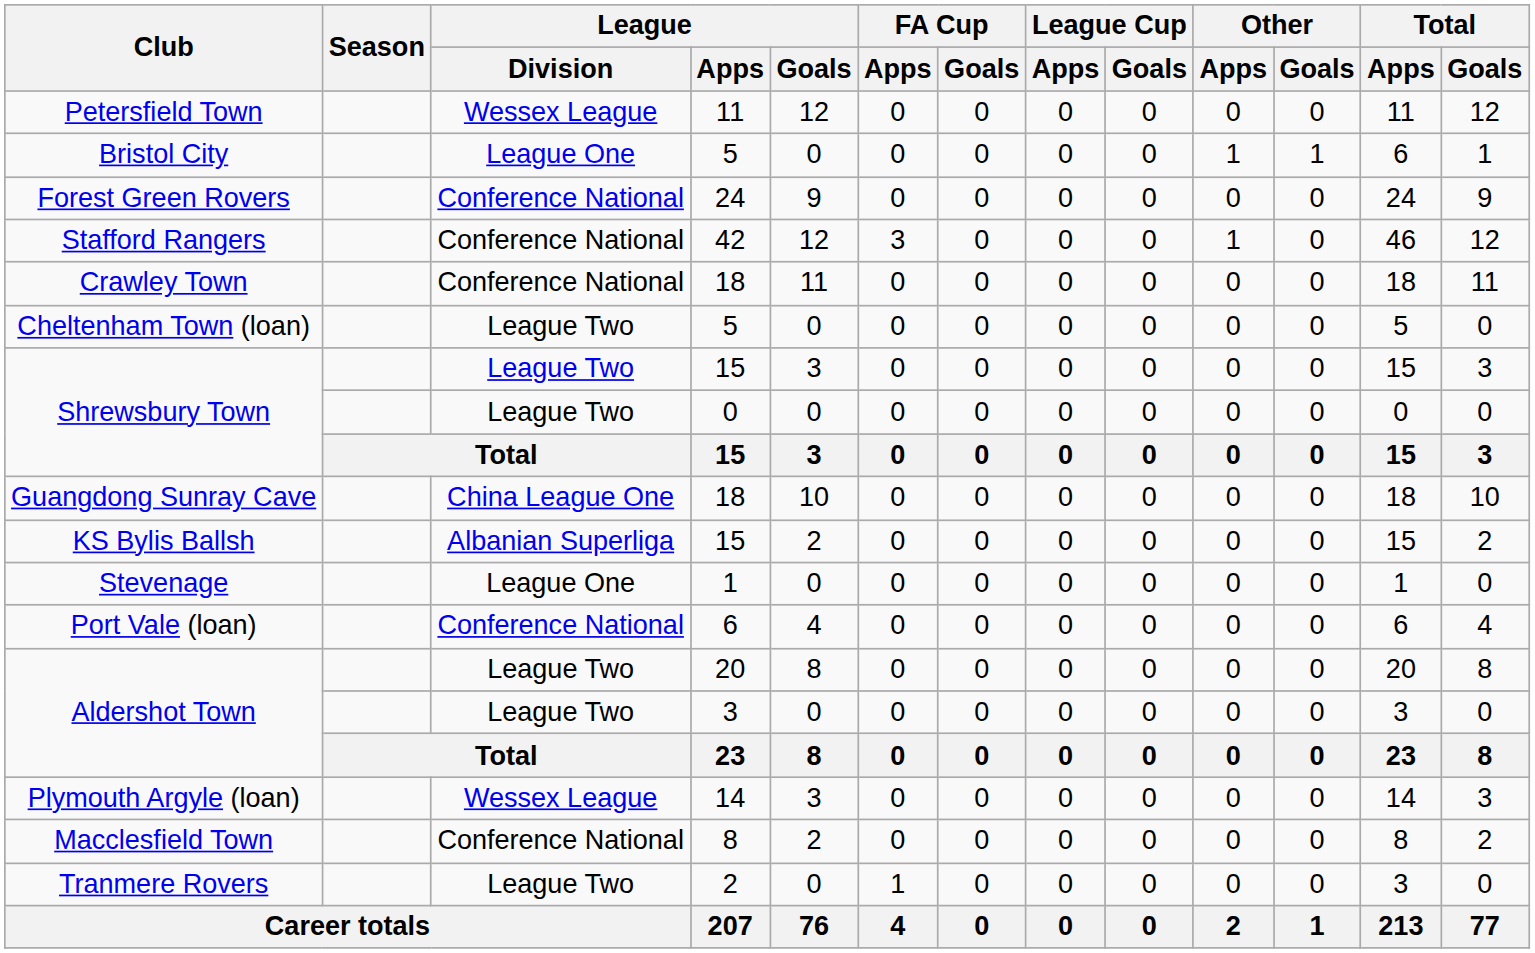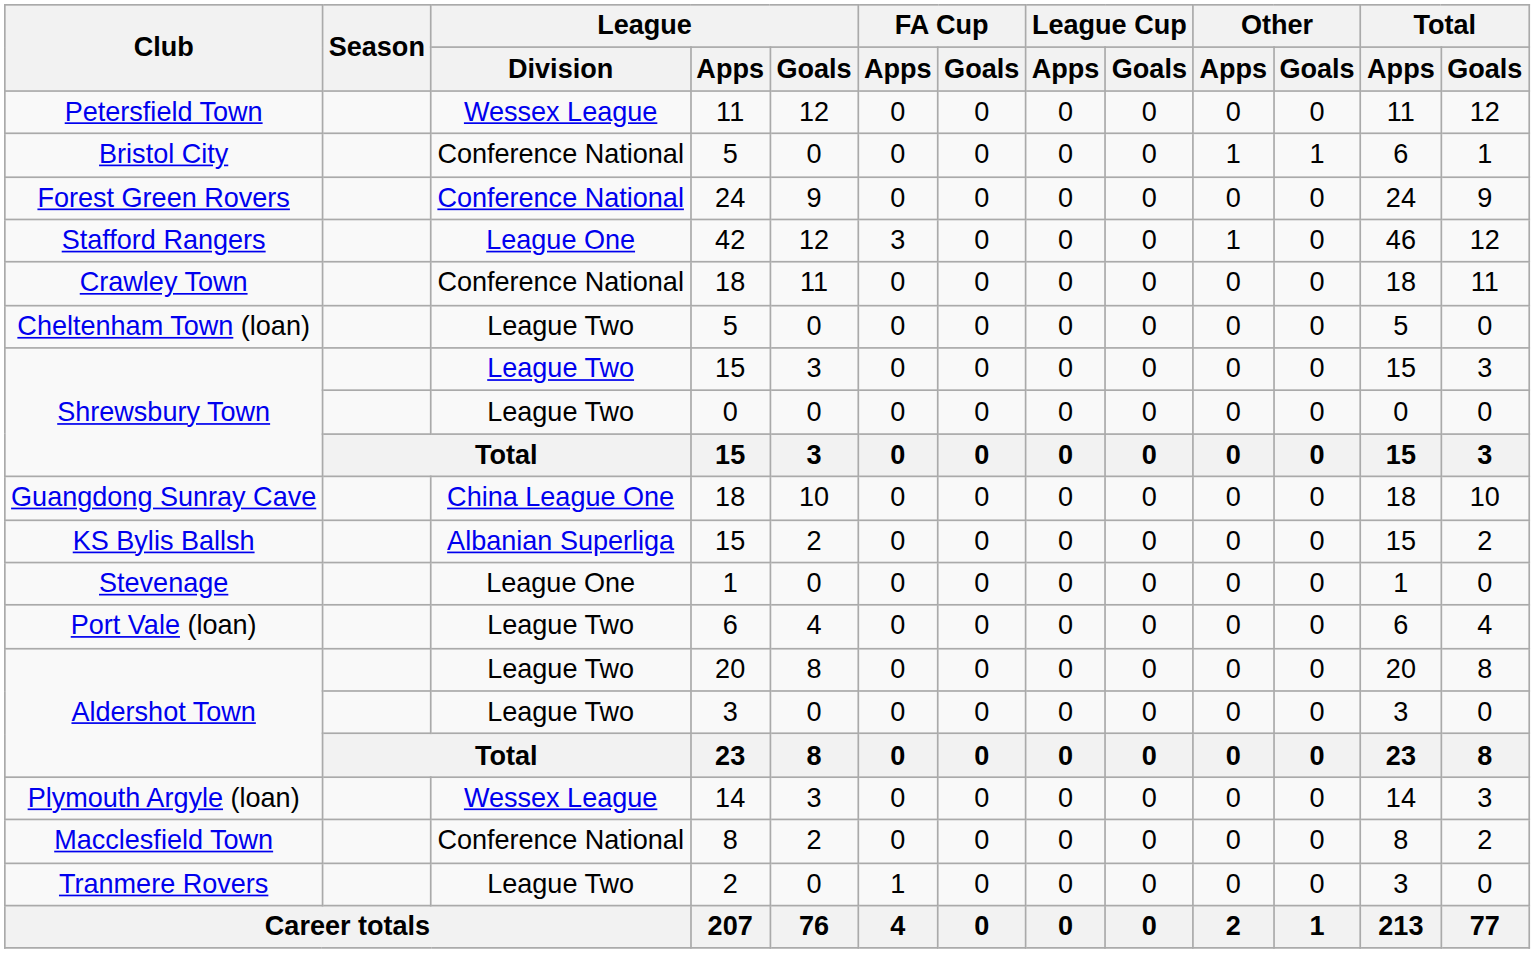(561, 154) League One -> (561, 154) Conference National
(561, 240) Conference National -> (561, 240) League One
(561, 626) Conference National -> (561, 626) League Two
